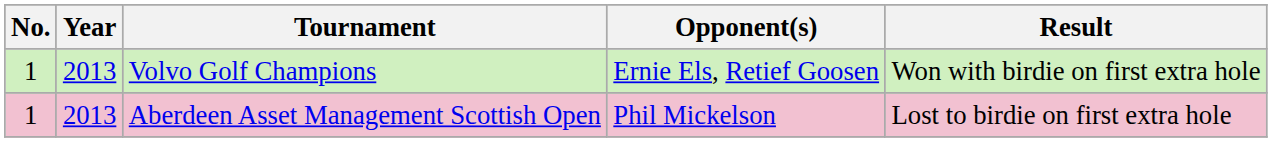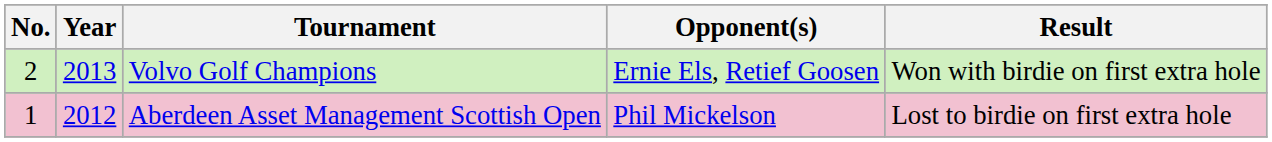(31, 70) 1 -> (31, 70) 2
(90, 114) 2013 -> (90, 114) 2012
